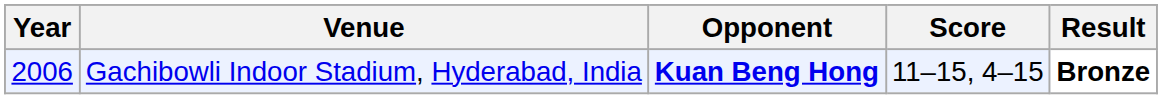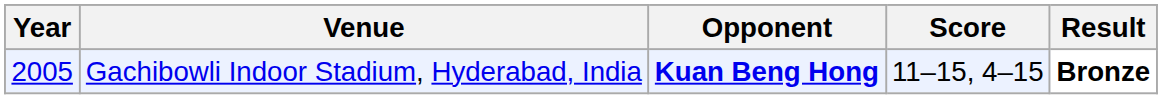(42, 71) 2006 -> (42, 71) 2005
